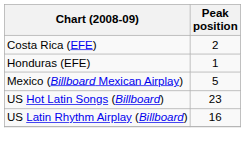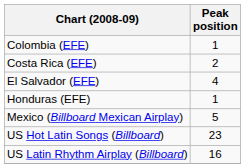+ row: (48, 44)
+ row: (53, 81)
